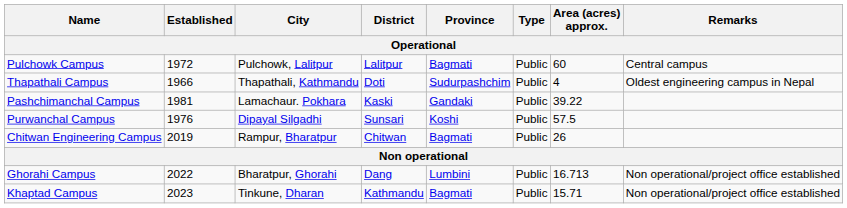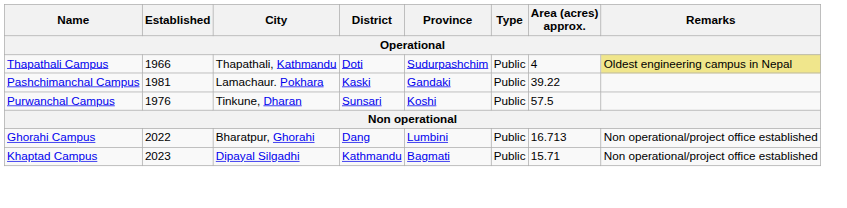- row: (55, 63)
(720, 82) no background -> (698, 63) khaki background
(280, 119) Dipayal Silgadhi -> (259, 100) Tinkune, Dharan
- row: (84, 138)
(281, 193) Tinkune, Dharan -> (258, 156) Dipayal Silgadhi
